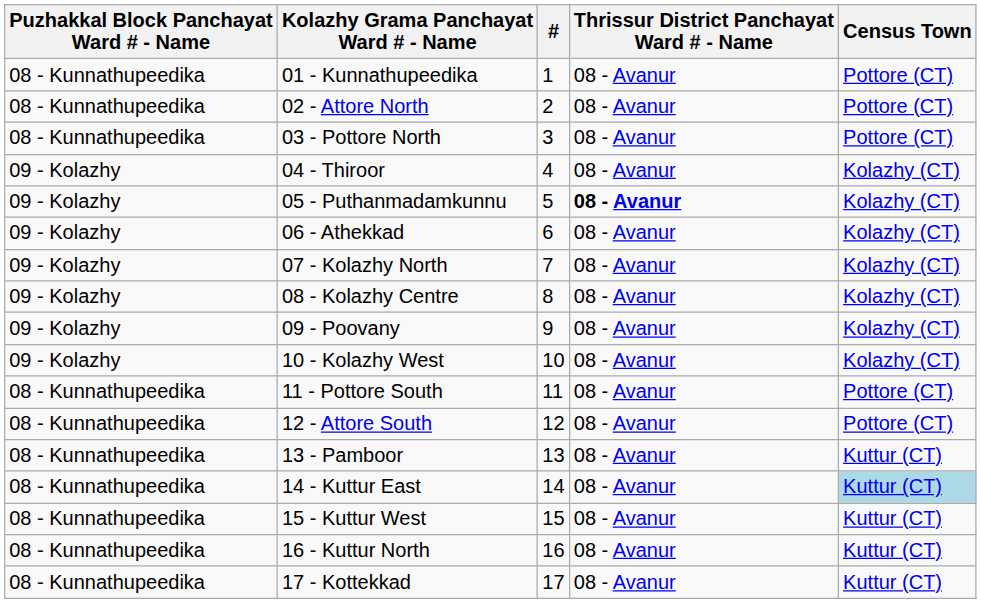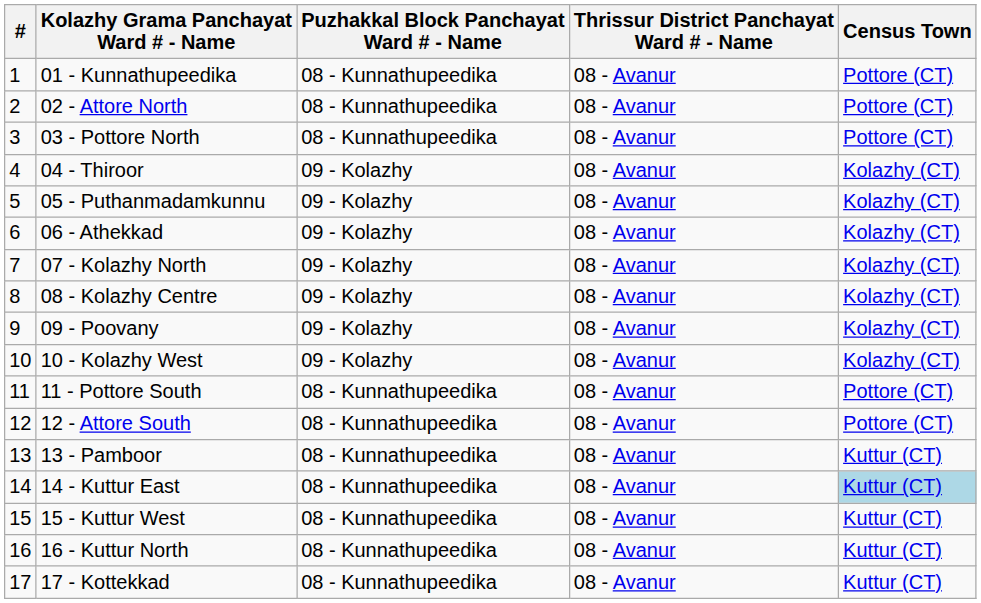columns swapped: (553, 31) <-> (141, 31)
(628, 201) bold -> (625, 201) normal
